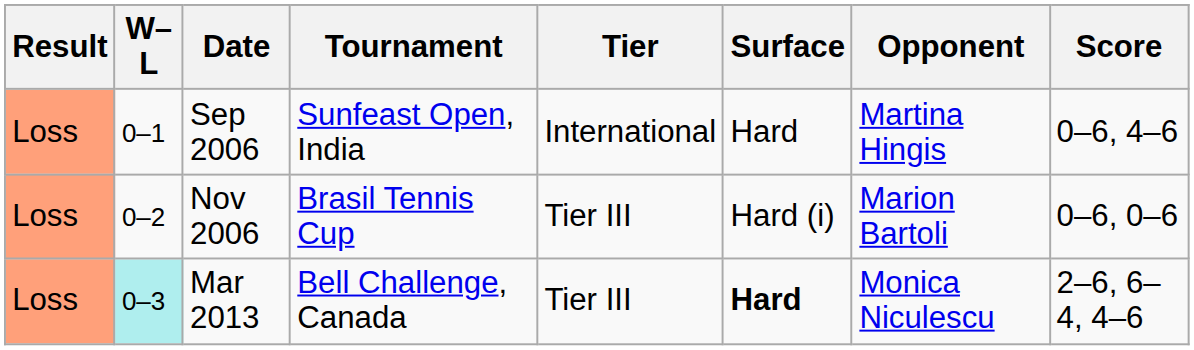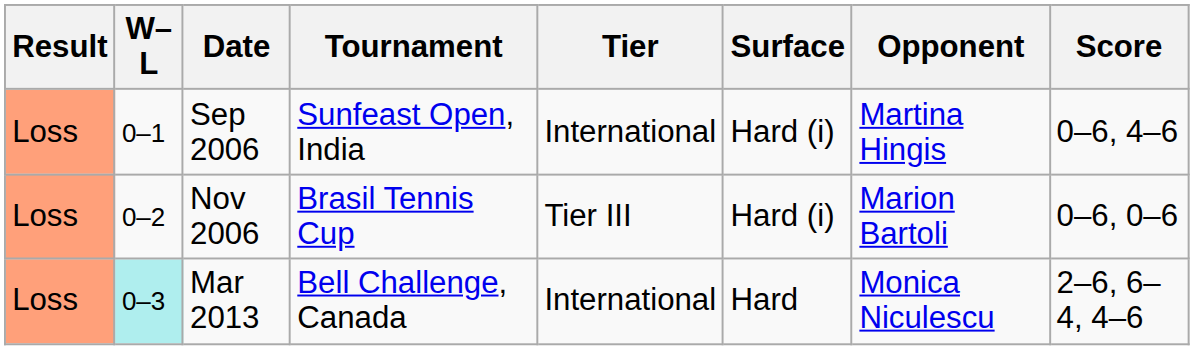(764, 131) Hard -> (783, 131) Hard (i)
(588, 300) Tier III -> (630, 300) International
(766, 300) bold -> (764, 300) normal
